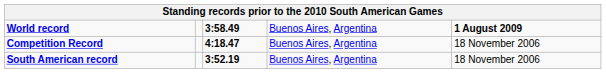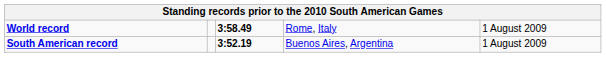(323, 28) Buenos Aires, Argentina -> (311, 28) Rome, Italy
(488, 28) bold -> (514, 28) normal
- row: (55, 44)
(497, 60) 18 November 2006 -> (514, 44) 1 August 2009
